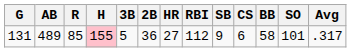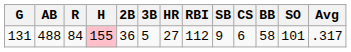columns swapped: (149, 15) <-> (127, 15)
(49, 37) 489 -> (49, 37) 488
(75, 37) 85 -> (75, 37) 84
